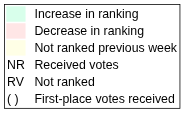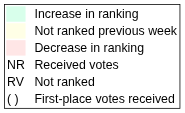rows swapped: (89, 31) <-> (106, 48)
